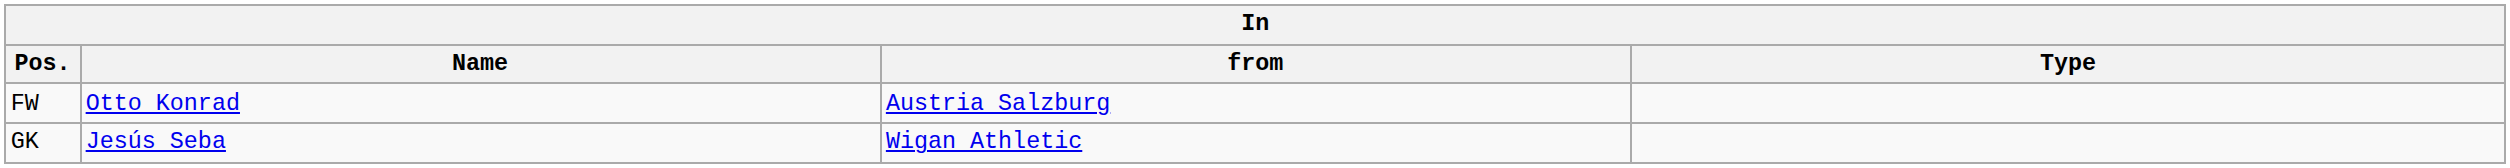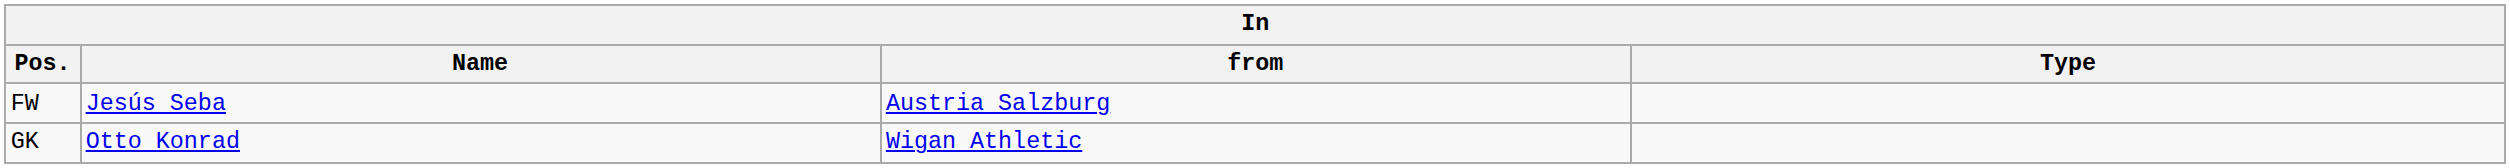(163, 103) Otto Konrad -> (156, 103) Jesús Seba
(156, 142) Jesús Seba -> (163, 142) Otto Konrad
